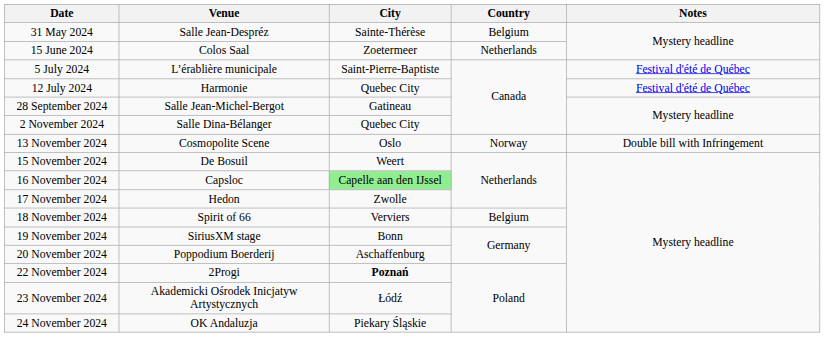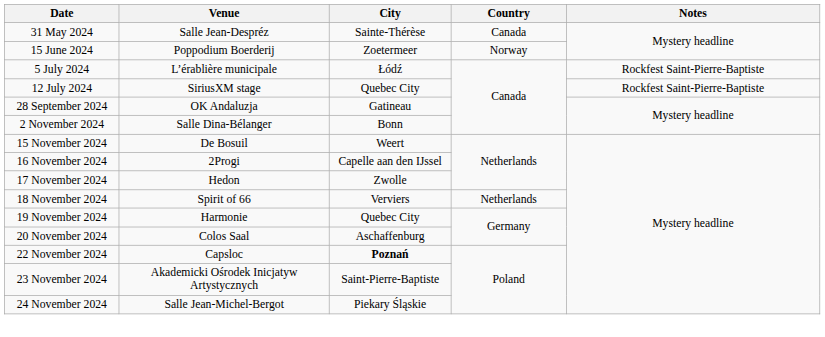(509, 32) Belgium -> (509, 32) Canada
(224, 50) Colos Saal -> (224, 50) Poppodium Boerderij
(509, 50) Netherlands -> (509, 50) Norway
(390, 69) Saint-Pierre-Baptiste -> (390, 69) Łódź
(693, 69) Festival d'été de Québec -> (693, 69) Rockfest Saint-Pierre-Baptiste
(224, 87) Harmonie -> (224, 87) SiriusXM stage
(693, 87) Festival d'été de Québec -> (693, 87) Rockfest Saint-Pierre-Baptiste
(224, 106) Salle Jean-Michel-Bergot -> (224, 106) OK Andaluzja
(390, 124) Quebec City -> (390, 124) Bonn
- row: (62, 143)
(224, 180) Capsloc -> (224, 161) 2Progi
(390, 180) lightgreen background -> (390, 161) no background
(509, 217) Belgium -> (509, 198) Netherlands
(224, 236) SiriusXM stage -> (224, 217) Harmonie
(390, 236) Bonn -> (390, 217) Quebec City
(224, 254) Poppodium Boerderij -> (224, 236) Colos Saal
(224, 273) 2Progi -> (224, 254) Capsloc
(390, 298) Łódź -> (390, 279) Saint-Pierre-Baptiste
(224, 323) OK Andaluzja -> (224, 304) Salle Jean-Michel-Bergot
